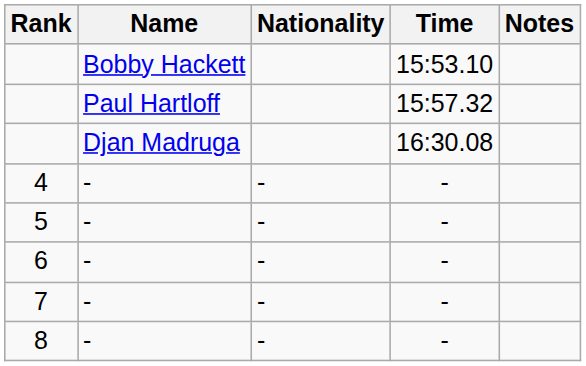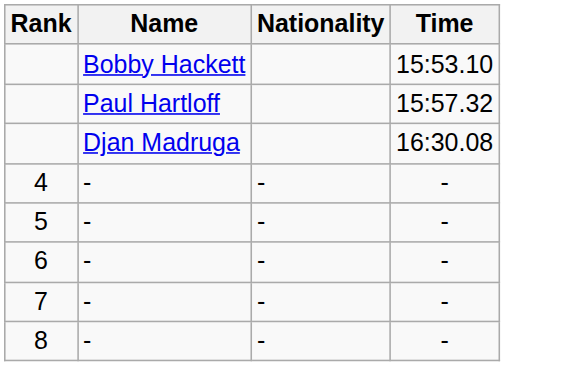- column: (539, 24)
